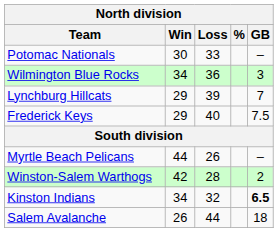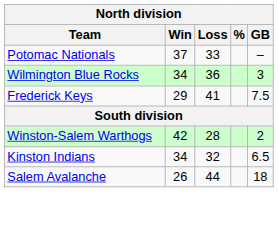(180, 55) 30 -> (180, 55) 37
- row: (59, 95)
(213, 116) 40 -> (213, 95) 41
- row: (71, 156)
(260, 197) bold -> (260, 156) normal
